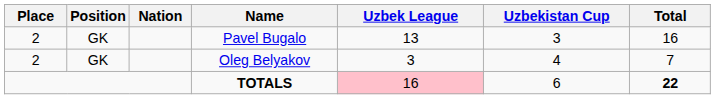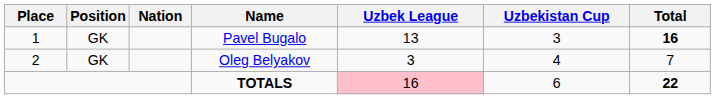(36, 38) 2 -> (36, 38) 1
(670, 38) normal -> (670, 38) bold
